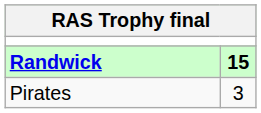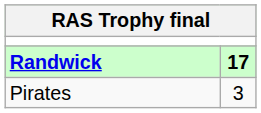(238, 61) 15 -> (238, 61) 17
